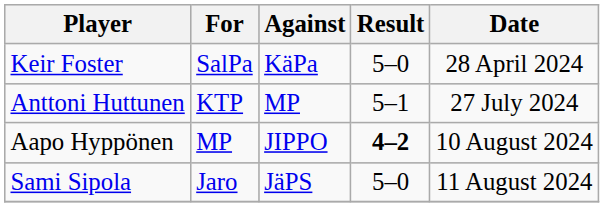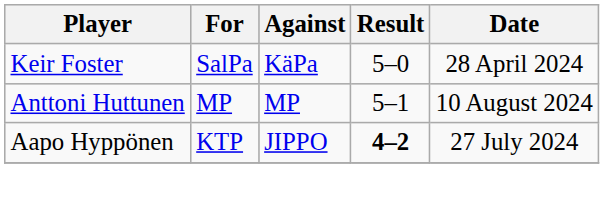(220, 102) KTP -> (214, 102) MP
(514, 102) 27 July 2024 -> (514, 102) 10 August 2024
(214, 142) MP -> (220, 142) KTP
(514, 142) 10 August 2024 -> (514, 142) 27 July 2024
- row: (71, 181)
